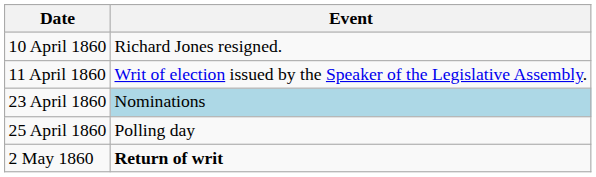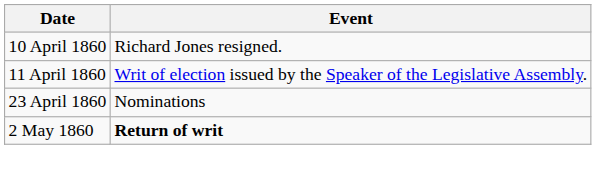(160, 102) lightblue background -> (160, 102) no background
- row: (57, 130)
